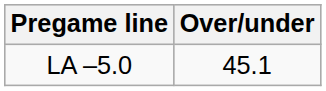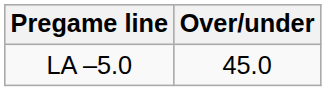(247, 64) 45.1 -> (247, 64) 45.0
